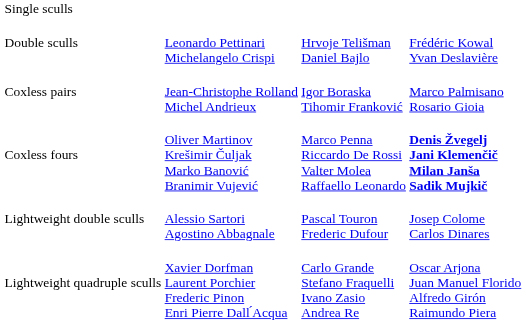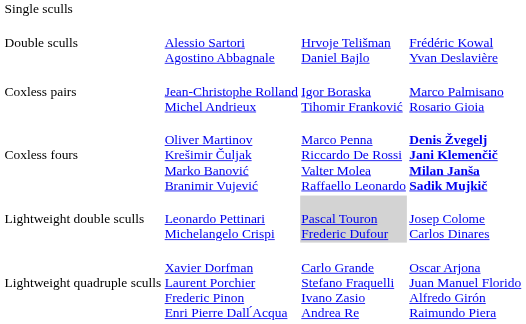(220, 50) Leonardo Pettinari Michelangelo Crispi -> (220, 50) Alessio Sartori Agostino Abbagnale
(220, 226) Alessio Sartori Agostino Abbagnale -> (220, 226) Leonardo Pettinari Michelangelo Crispi
(345, 226) no background -> (345, 226) lightgrey background
